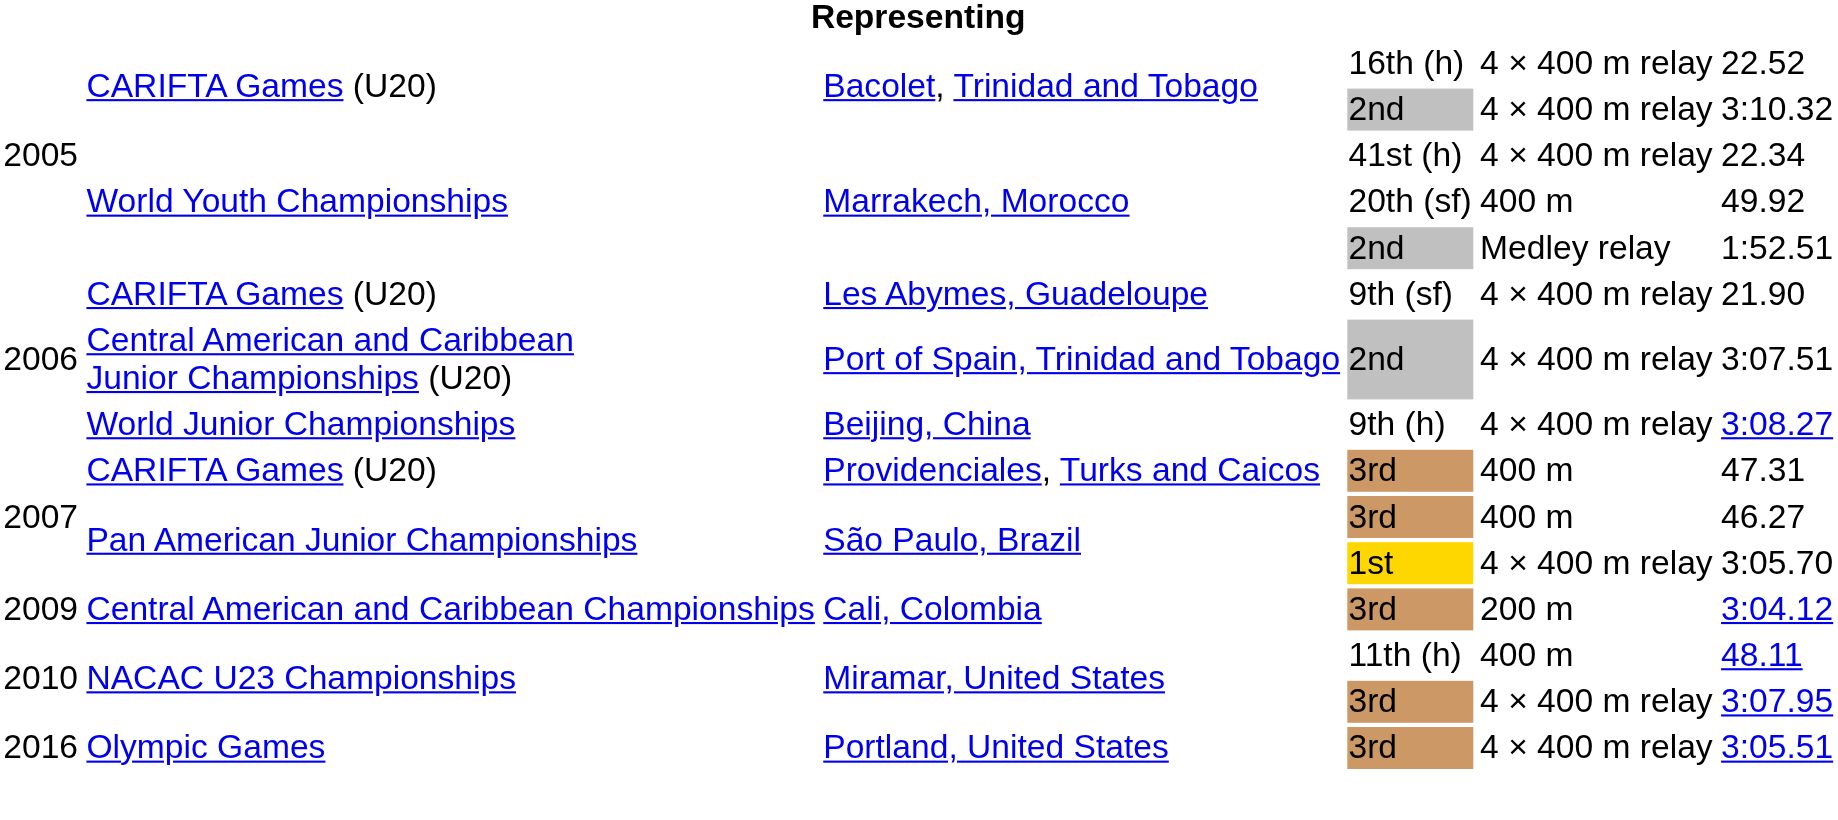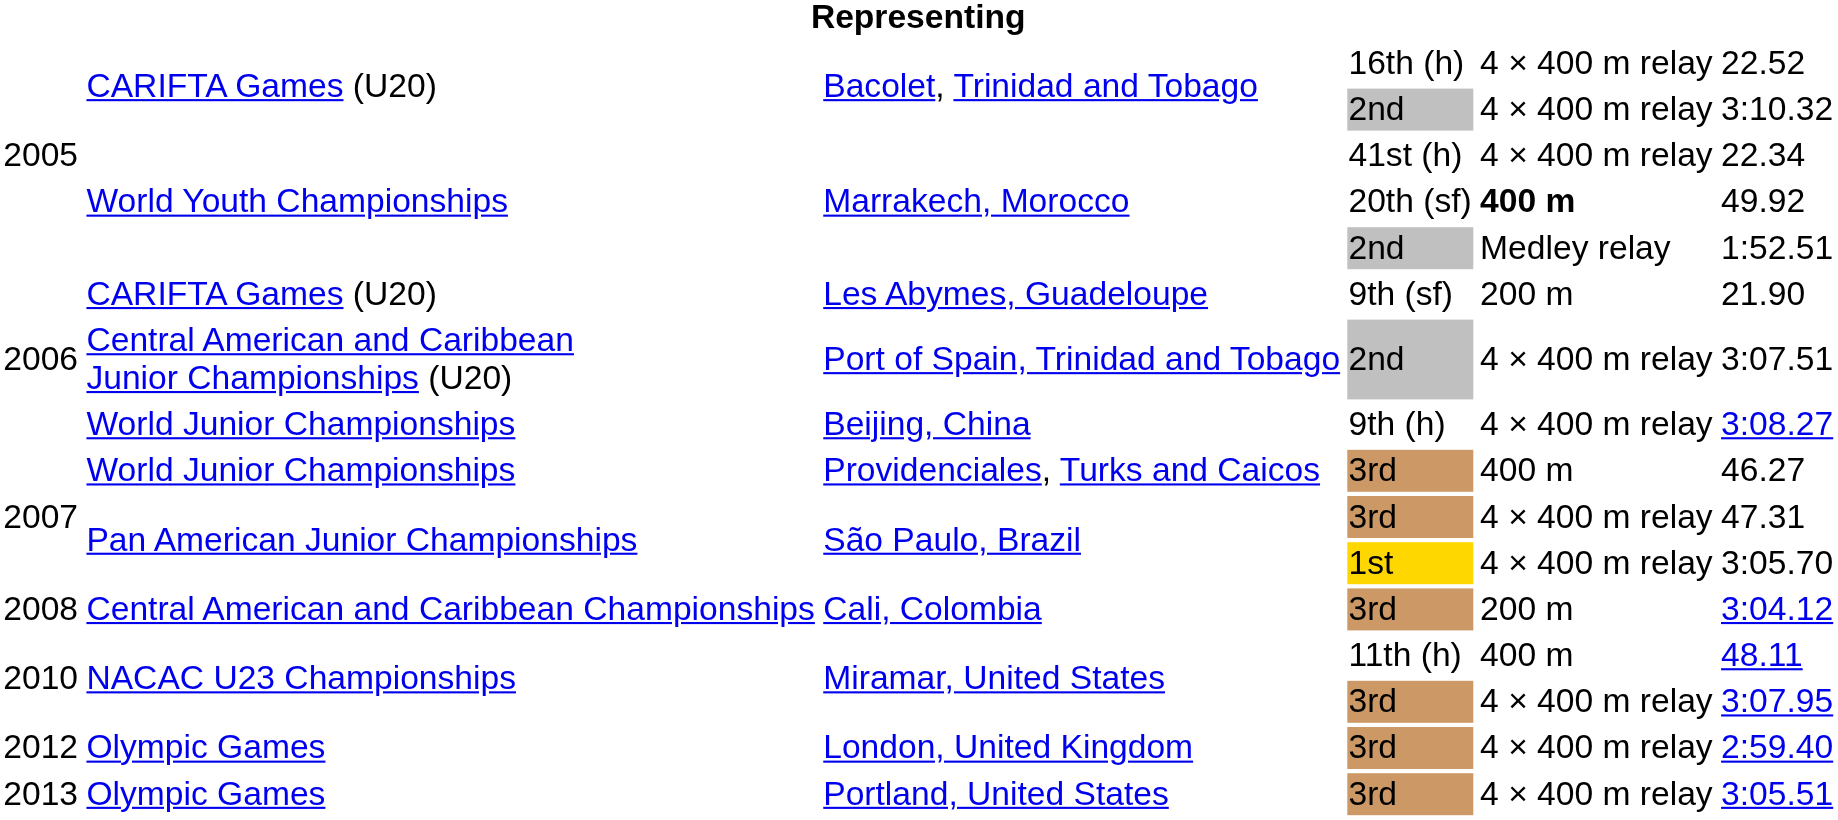(1527, 201) normal -> (1528, 201) bold
(1596, 293) 4 × 400 m relay -> (1527, 293) 200 m
(262, 470) CARIFTA Games (U20) -> (301, 470) World Junior Championships
(1763, 470) 47.31 -> (1763, 470) 46.27
(1527, 516) 400 m -> (1596, 516) 4 × 400 m relay
(1763, 516) 46.27 -> (1763, 516) 47.31
(41, 608) 2009 -> (41, 608) 2008
+ row: (1008, 747)
(41, 747) 2016 -> (41, 793) 2013
